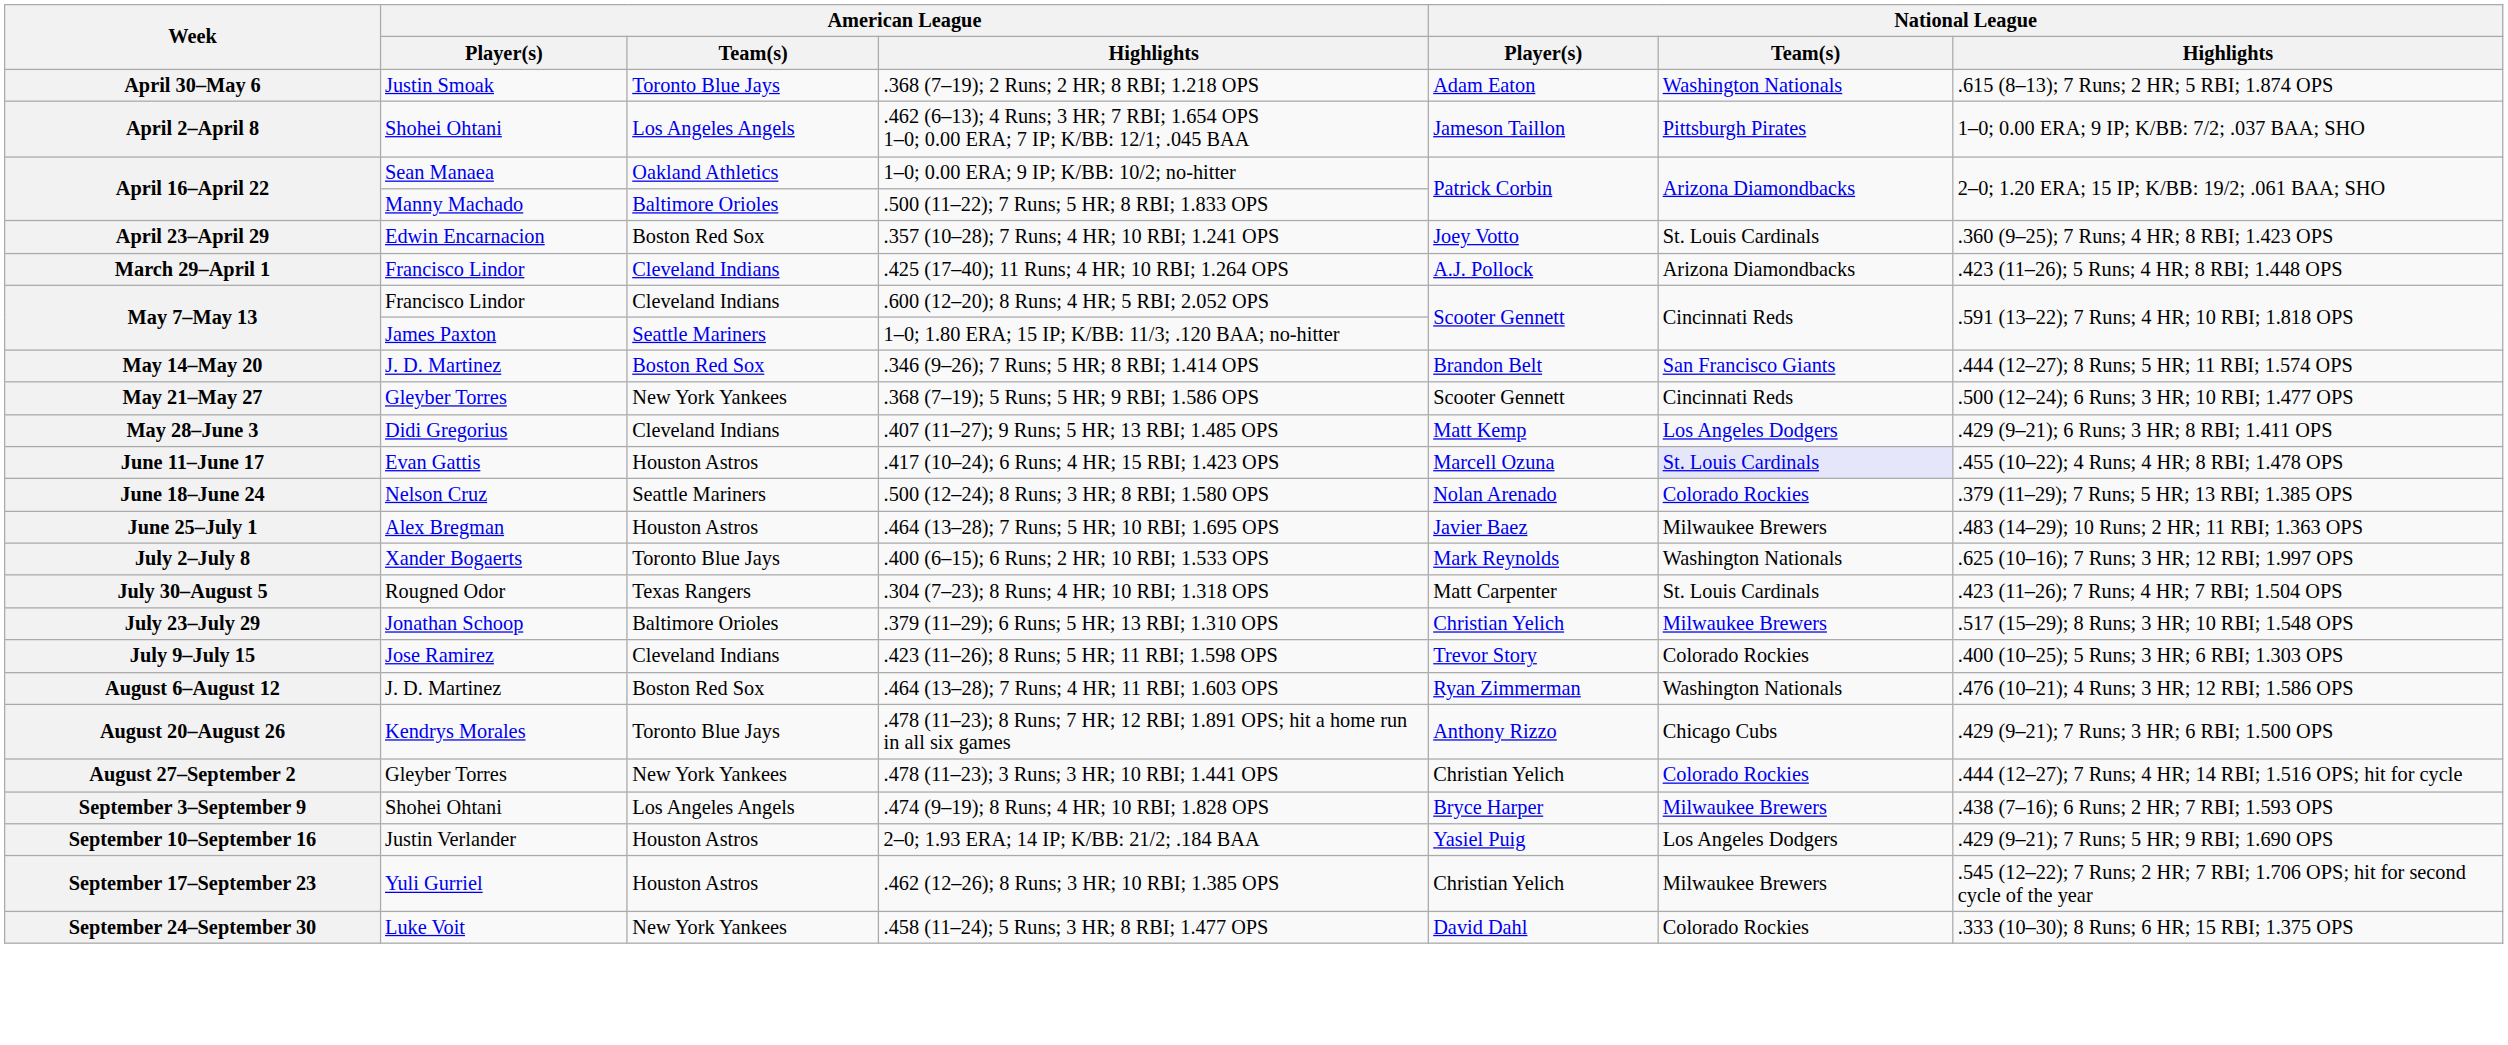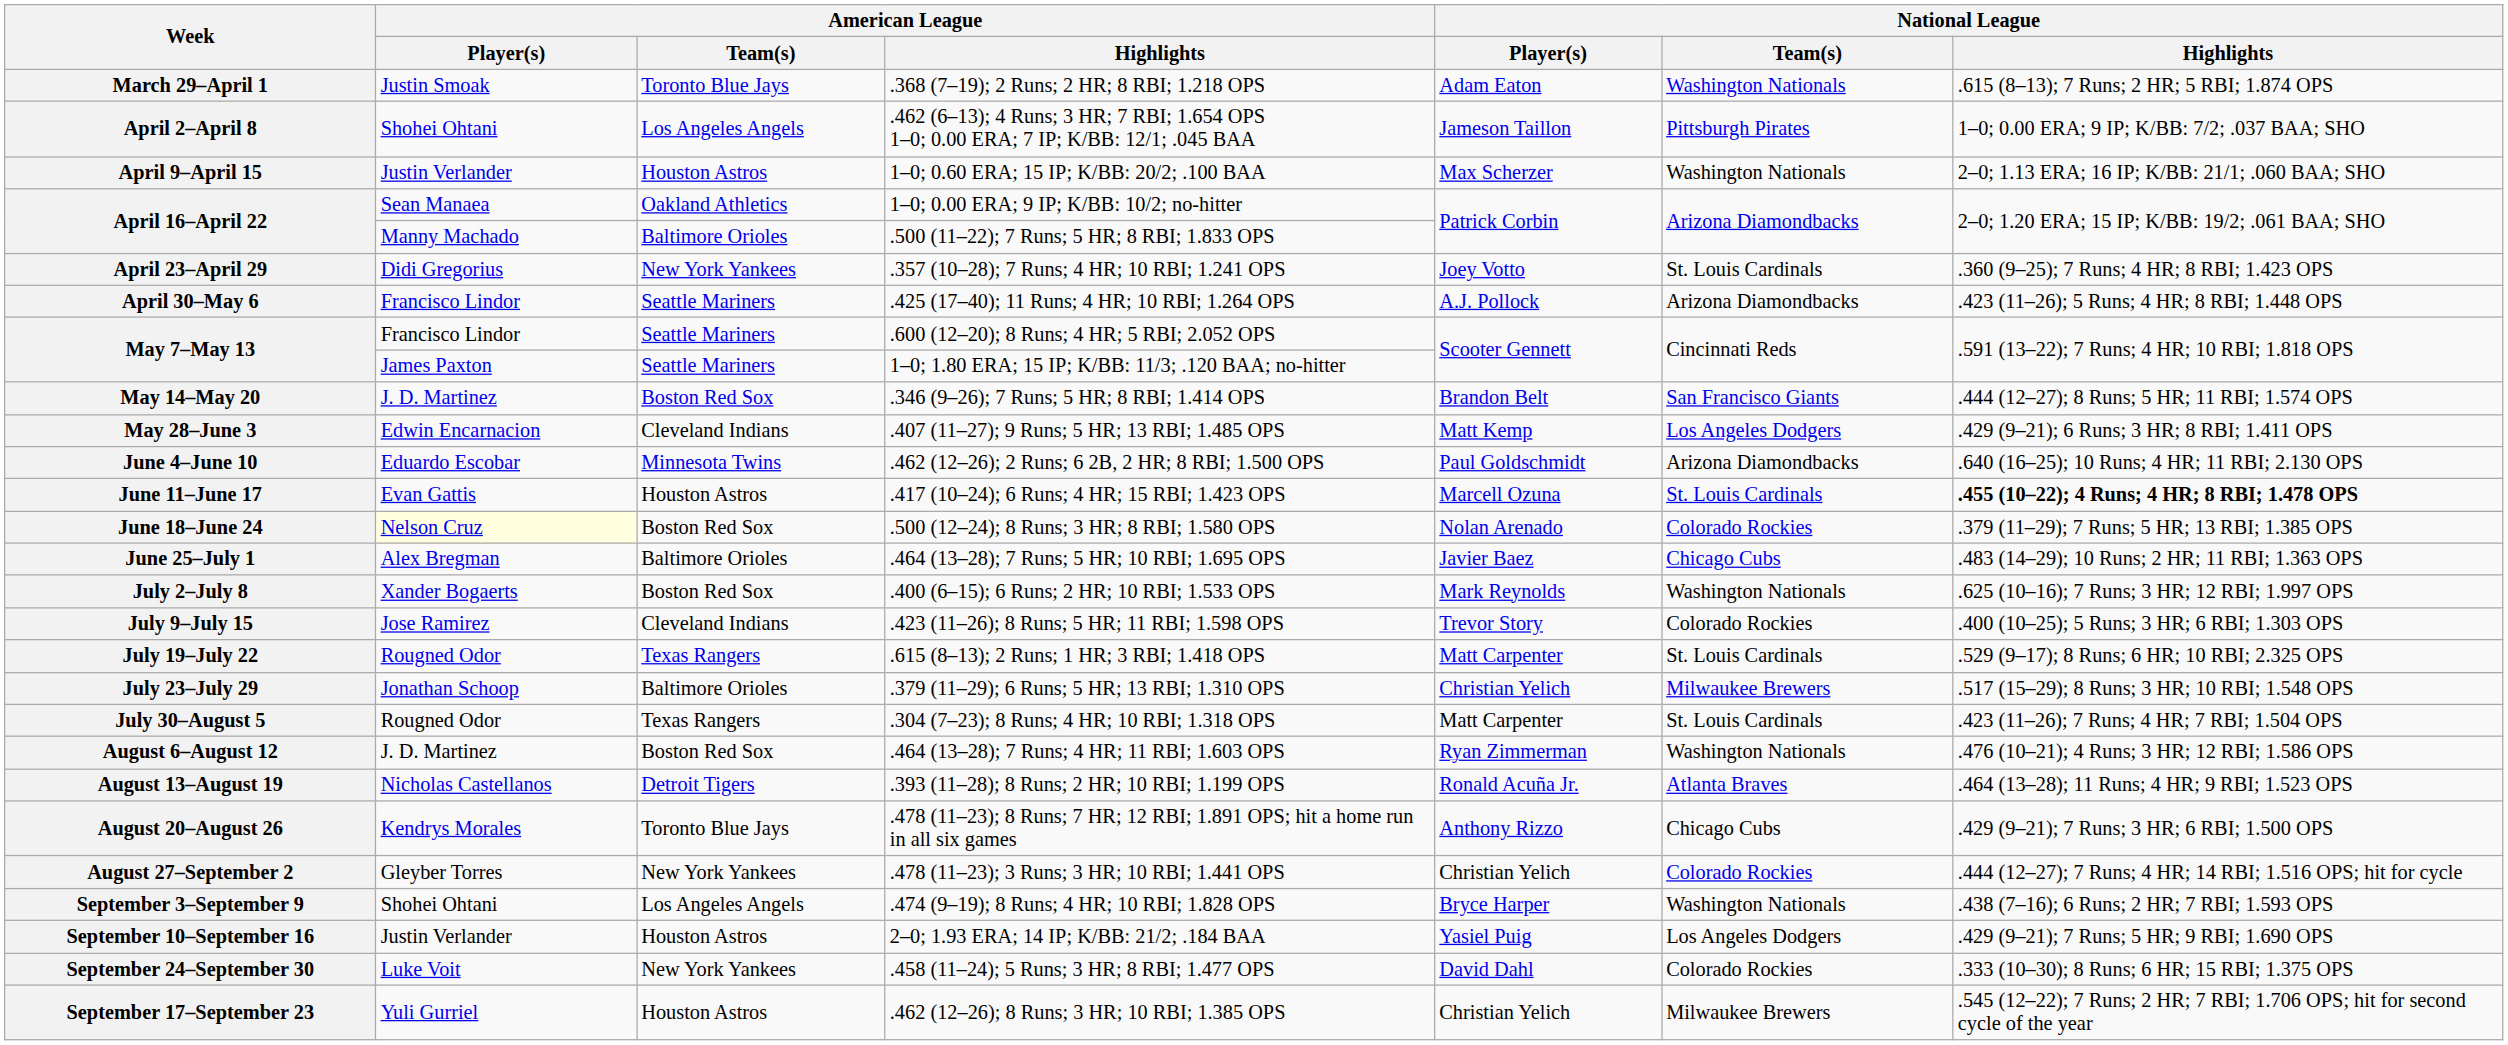(192, 85) April 30–May 6 -> (190, 85) March 29–April 1
+ row: (1078, 172)
(465, 236) Edwin Encarnacion -> (442, 269) Didi Gregorius
(698, 236) Boston Red Sox -> (719, 269) New York Yankees
(192, 269) March 29–April 1 -> (190, 301) April 30–May 6
(706, 269) Cleveland Indians -> (708, 301) Seattle Mariners
(706, 301) Cleveland Indians -> (708, 333) Seattle Mariners
- row: (1071, 397)
(446, 430) Didi Gregorius -> (460, 430) Edwin Encarnacion
+ row: (1107, 462)
(1741, 462) lavender background -> (1744, 494) no background
(2151, 462) normal -> (2158, 494) bold
(436, 494) no background -> (432, 526) lightyellow background
(699, 494) Seattle Mariners -> (707, 526) Boston Red Sox
(695, 526) Houston Astros -> (714, 559) Baltimore Orioles
(1745, 526) Milwaukee Brewers -> (1723, 559) Chicago Cubs
(706, 559) Toronto Blue Jays -> (707, 591) Boston Red Sox
rows swapped: (1081, 655) <-> (1076, 591)
+ row: (1077, 655)
+ row: (1087, 784)
(1745, 807) Milwaukee Brewers -> (1756, 904) Washington Nationals
rows swapped: (1081, 883) <-> (1076, 927)
